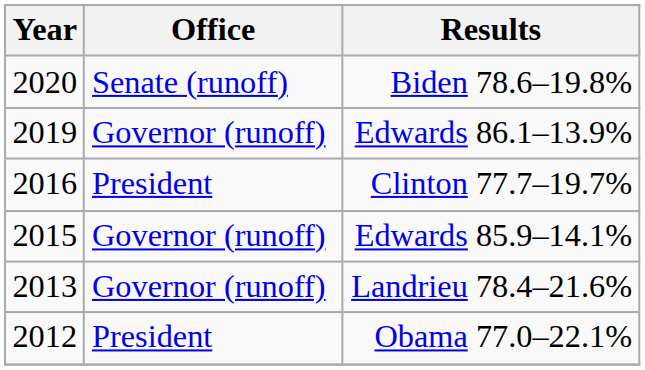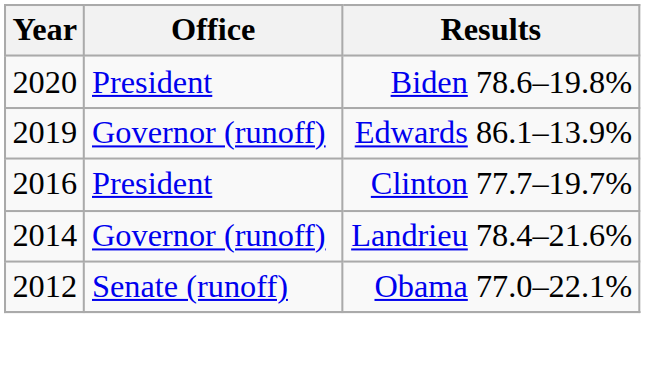(190, 81) Senate (runoff) -> (152, 81) President
- row: (493, 235)
(45, 286) 2013 -> (45, 235) 2014
(152, 337) President -> (190, 286) Senate (runoff)
